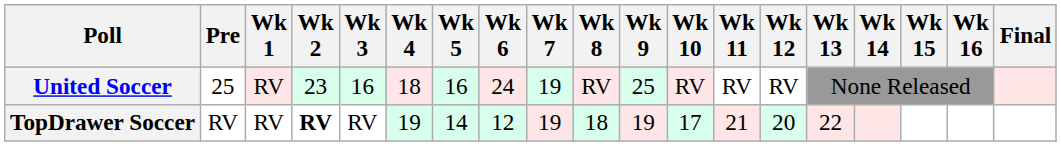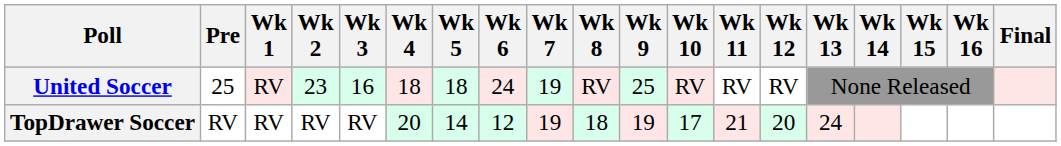(456, 85) 16 -> (456, 85) 18
(316, 122) bold -> (316, 122) normal
(409, 122) 19 -> (409, 122) 20
(830, 122) 22 -> (830, 122) 24
